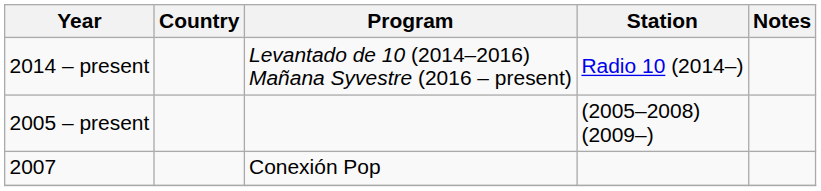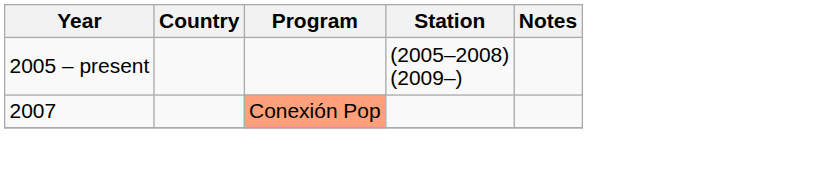- row: (79, 66)
(315, 168) no background -> (315, 111) lightsalmon background
